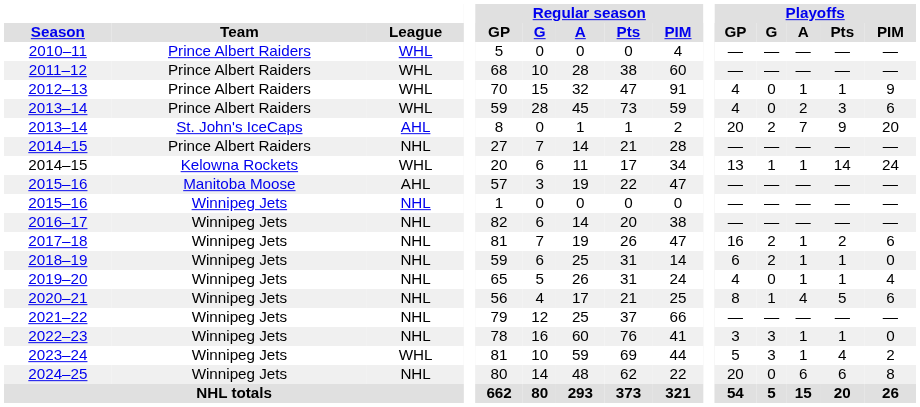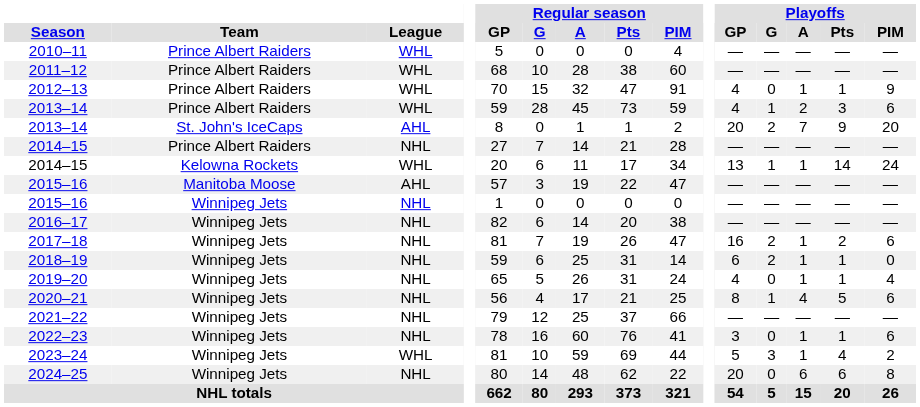(771, 108) 0 -> (771, 108) 1
(771, 336) 3 -> (771, 336) 0
(890, 336) 0 -> (890, 336) 6
